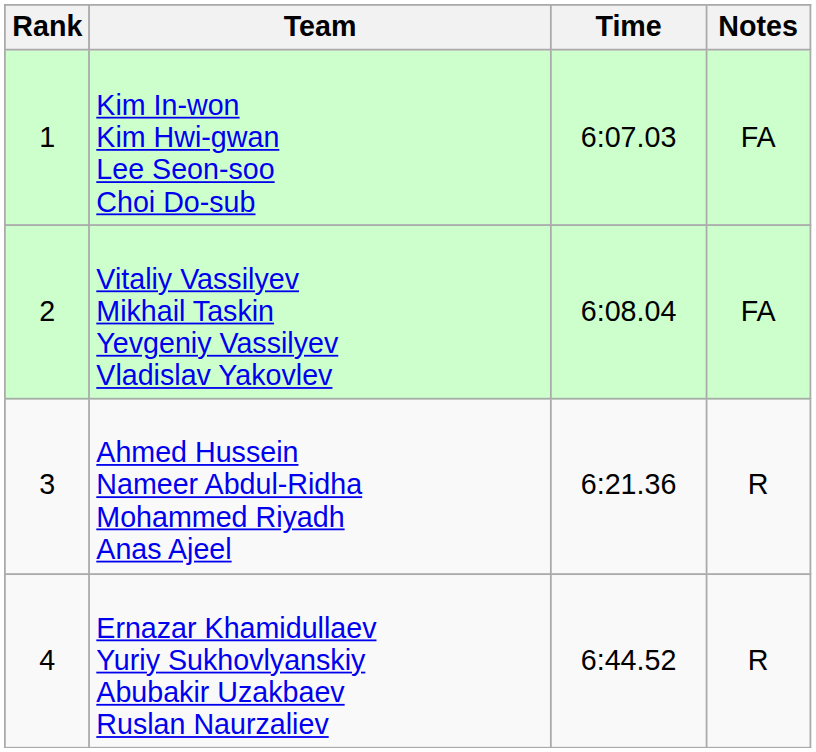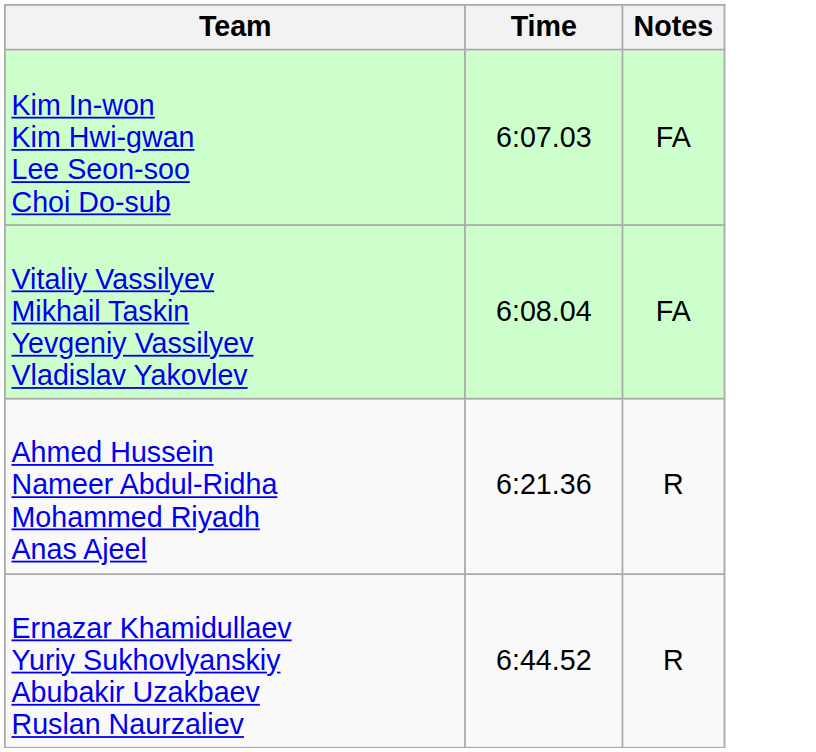- column: (47, 27)
